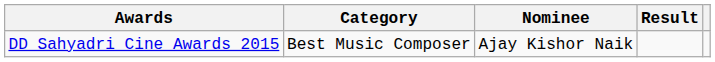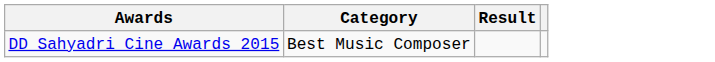- column: (556, 18)
